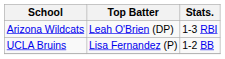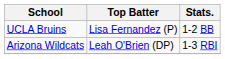rows swapped: (45, 29) <-> (36, 45)
